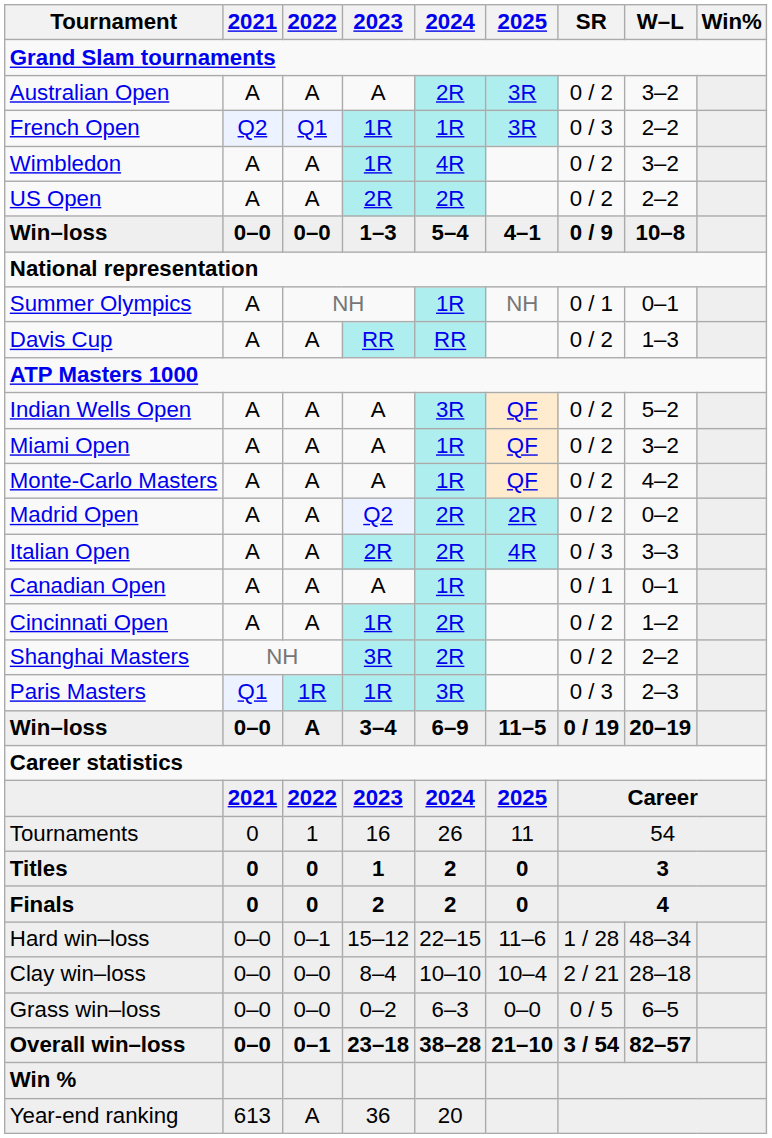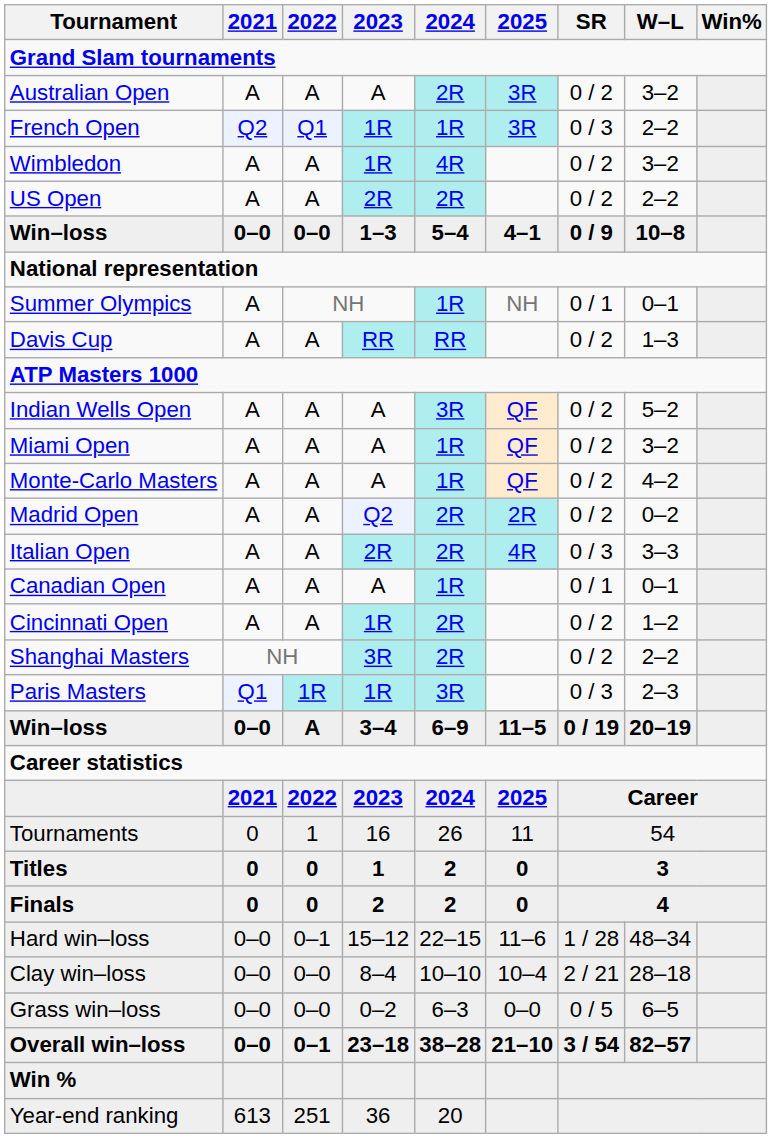(312, 1115) A -> (312, 1115) 251
